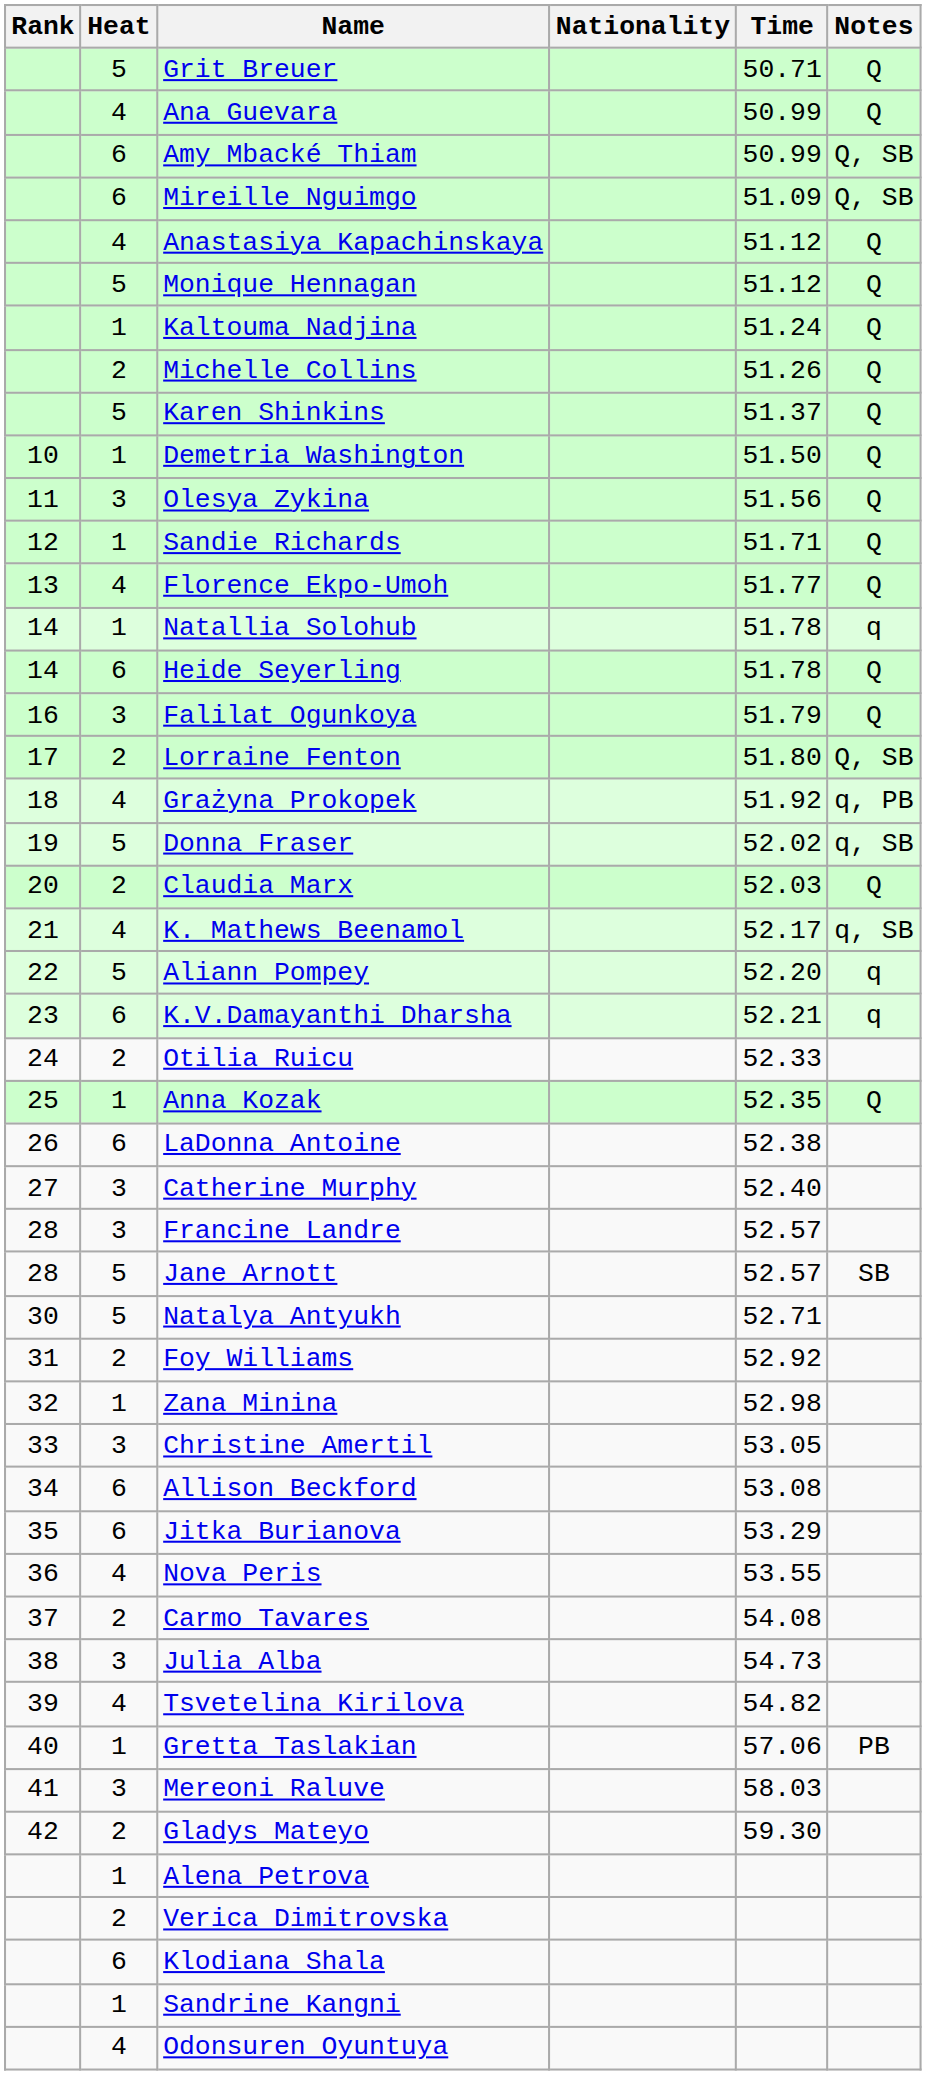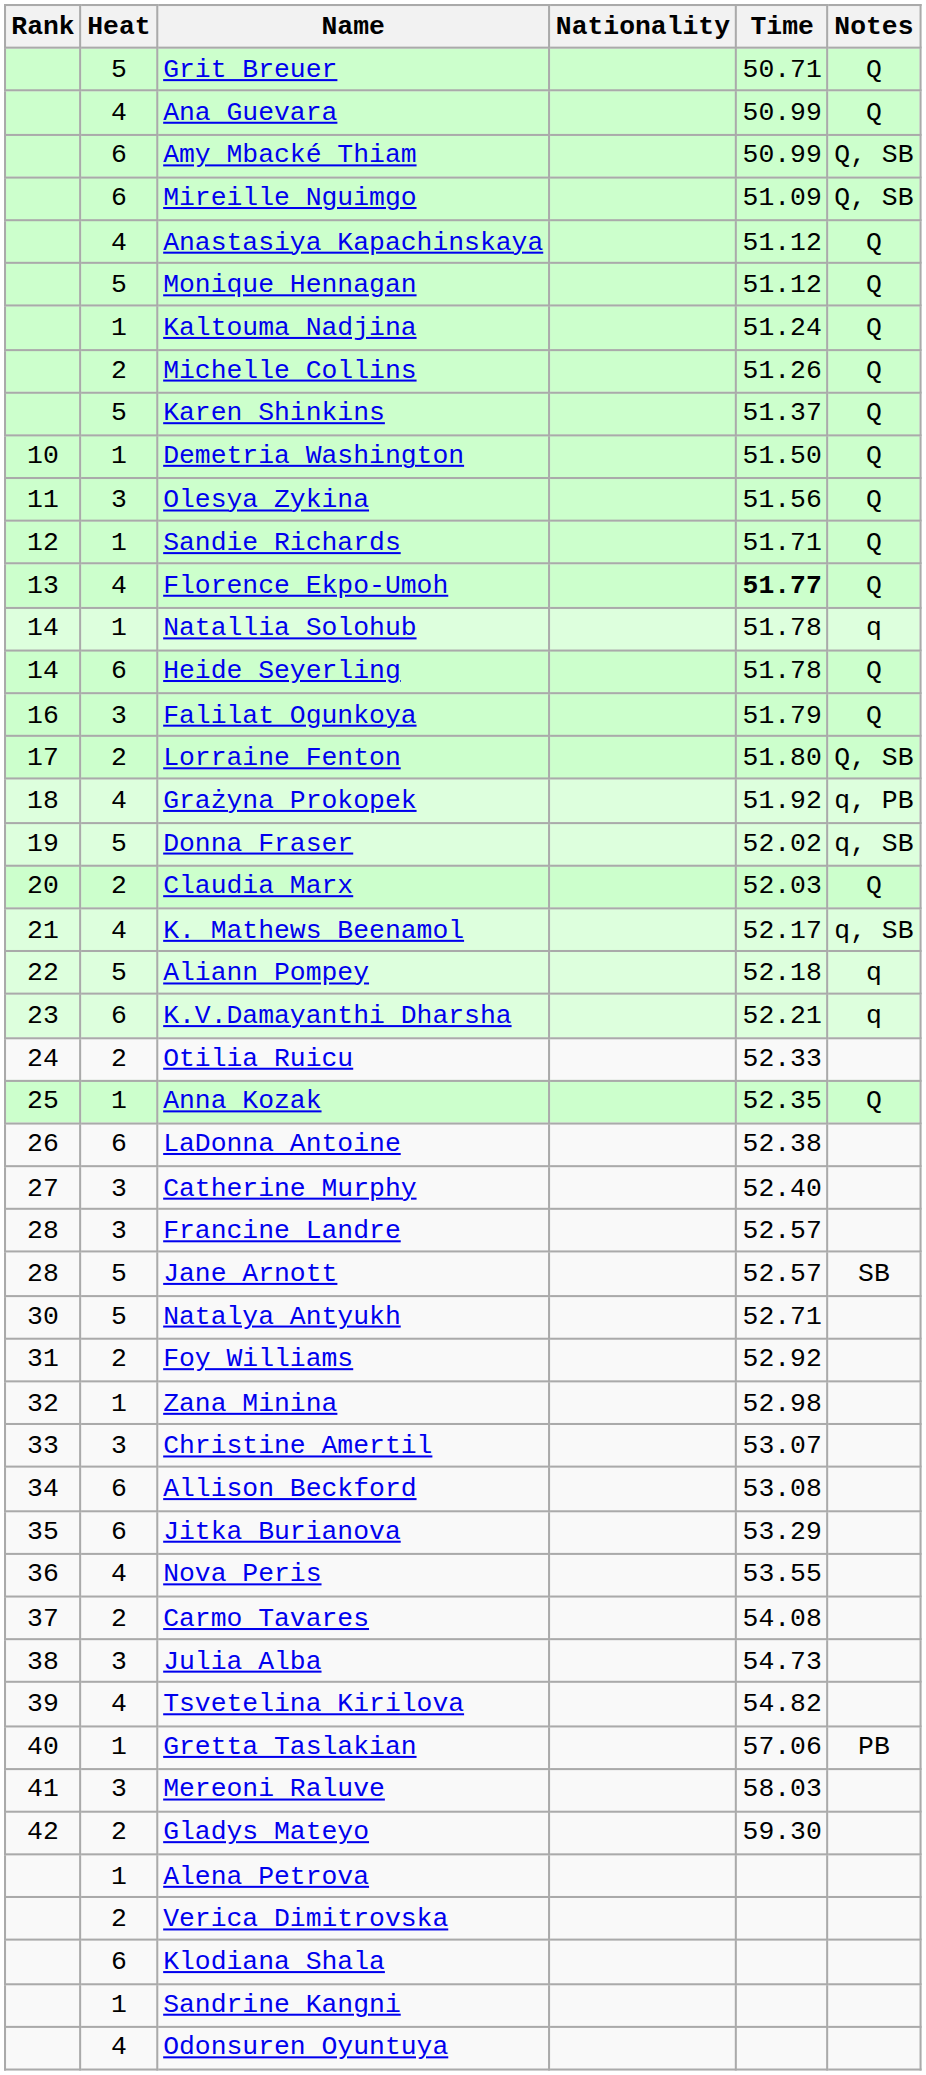(782, 586) normal -> (782, 586) bold
(782, 973) 52.20 -> (782, 973) 52.18
(782, 1446) 53.05 -> (782, 1446) 53.07
